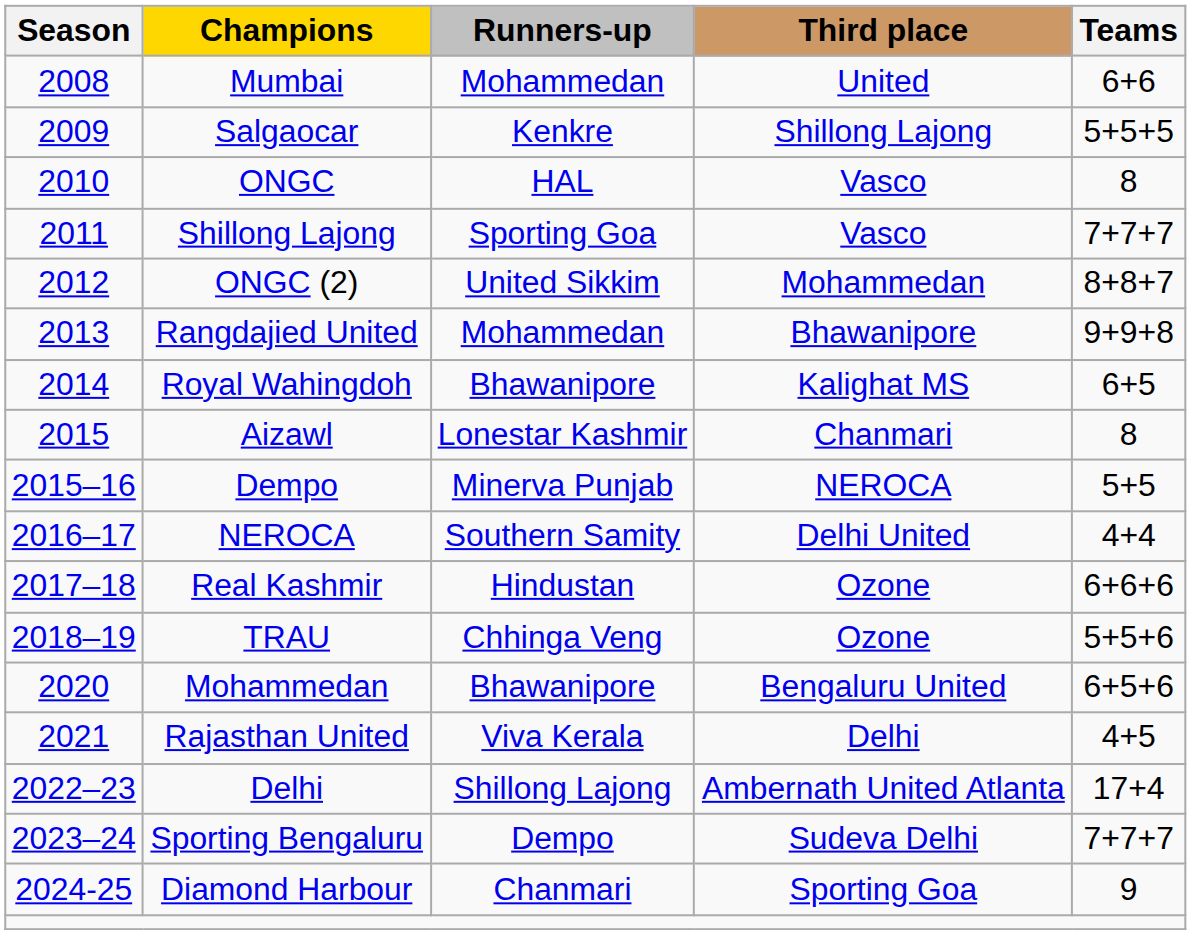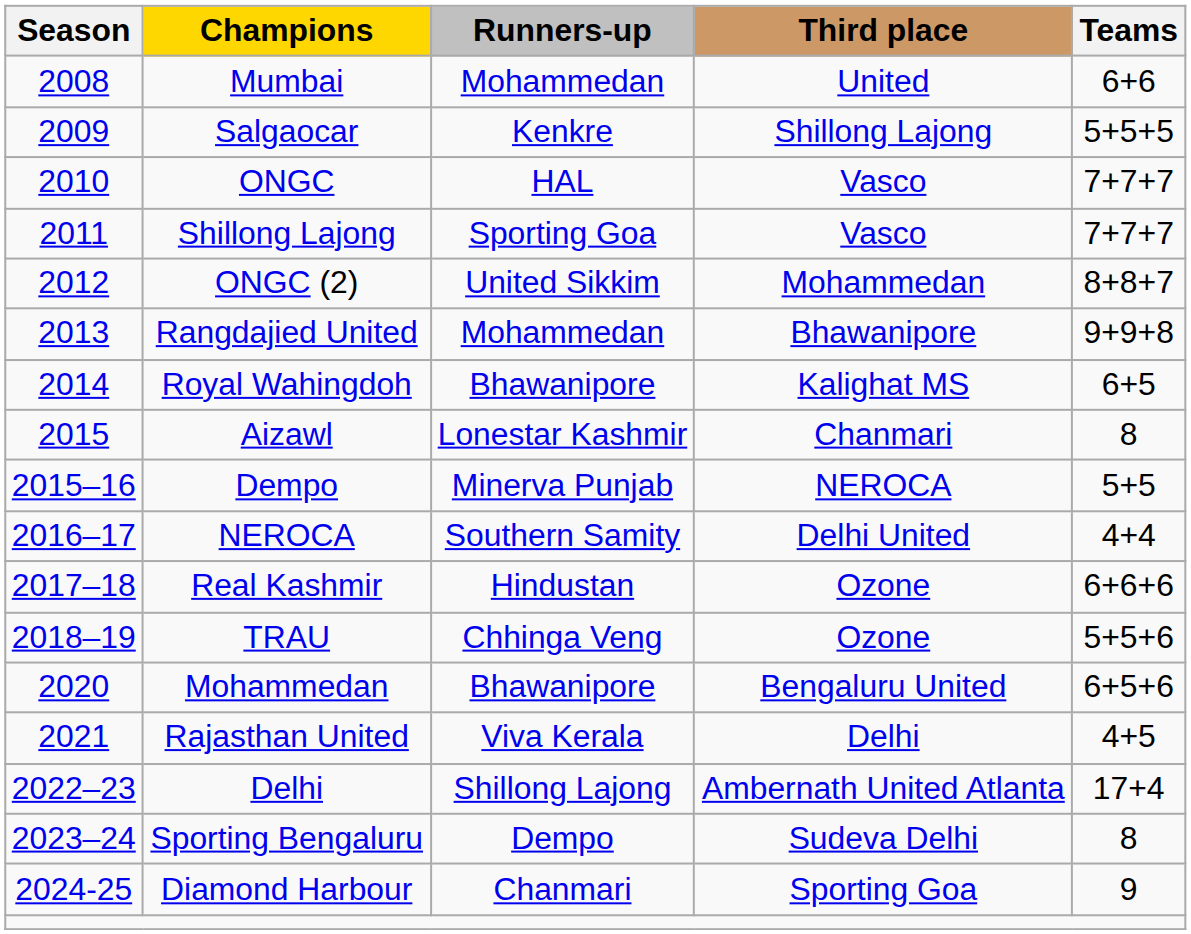(1129, 182) 8 -> (1129, 182) 7+7+7
(1129, 838) 7+7+7 -> (1129, 838) 8
